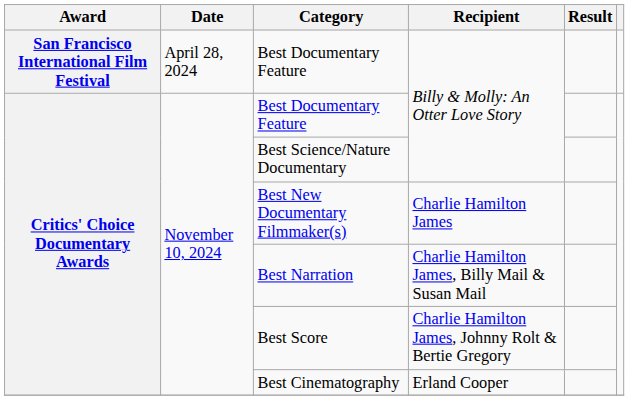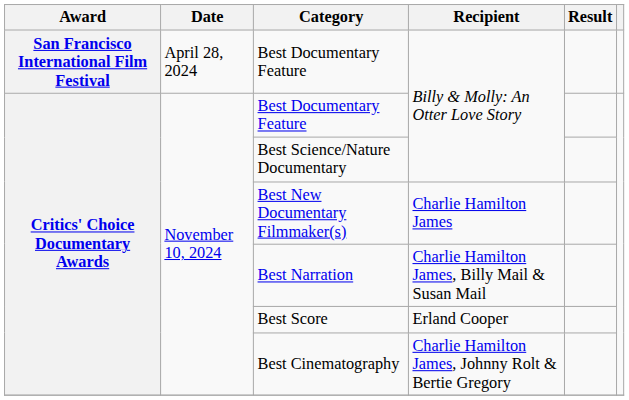(485, 337) Charlie Hamilton James, Johnny Rolt & Bertie Gregory -> (460, 319) Erland Cooper
(460, 382) Erland Cooper -> (485, 363) Charlie Hamilton James, Johnny Rolt & Bertie Gregory
